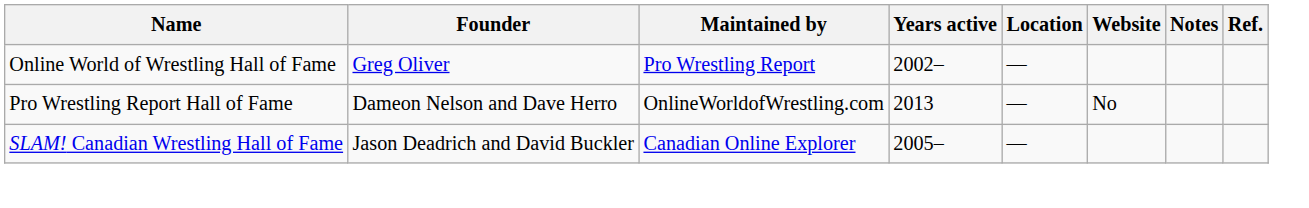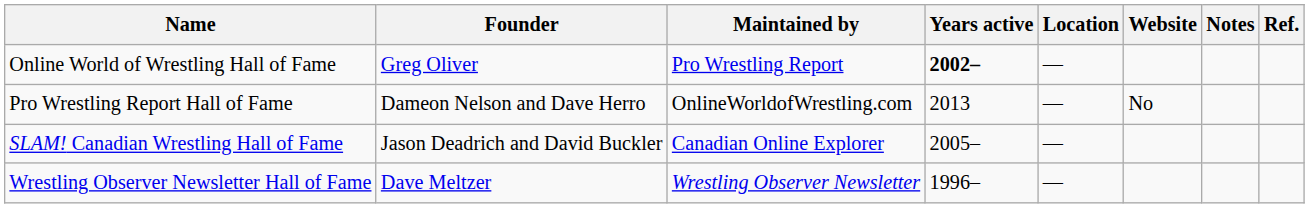(919, 63) normal -> (955, 63) bold
+ row: (190, 182)
